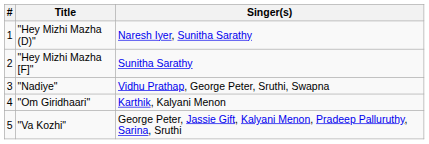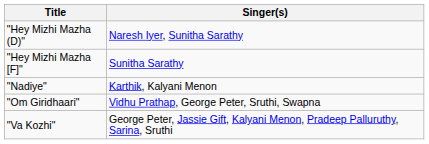- column: (10, 13)
(224, 86) Vidhu Prathap, George Peter, Sruthi, Swapna -> (163, 86) Karthik, Kalyani Menon
(172, 103) Karthik, Kalyani Menon -> (215, 103) Vidhu Prathap, George Peter, Sruthi, Swapna
